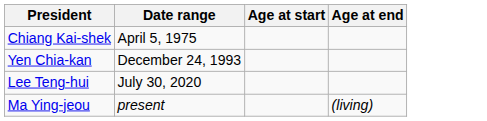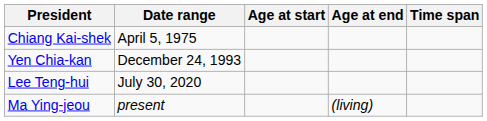+ column: (445, 15)
